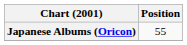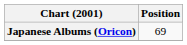(161, 31) 55 -> (161, 31) 69
